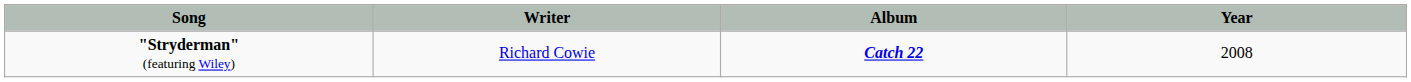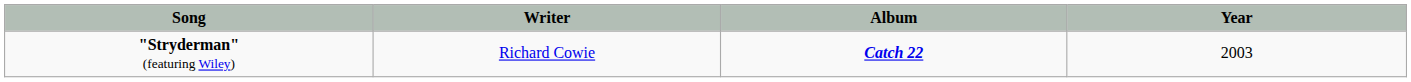(1237, 53) 2008 -> (1237, 53) 2003
